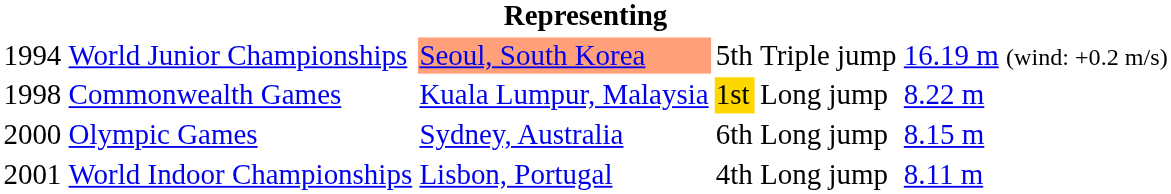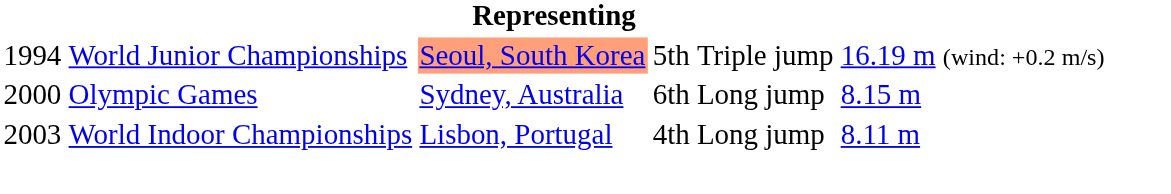- row: (205, 94)
(32, 174) 2001 -> (32, 134) 2003
